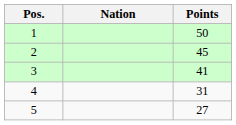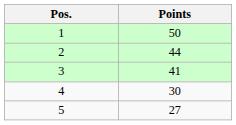- column: (118, 14)
(202, 52) 45 -> (175, 52) 44
(202, 91) 31 -> (175, 91) 30
